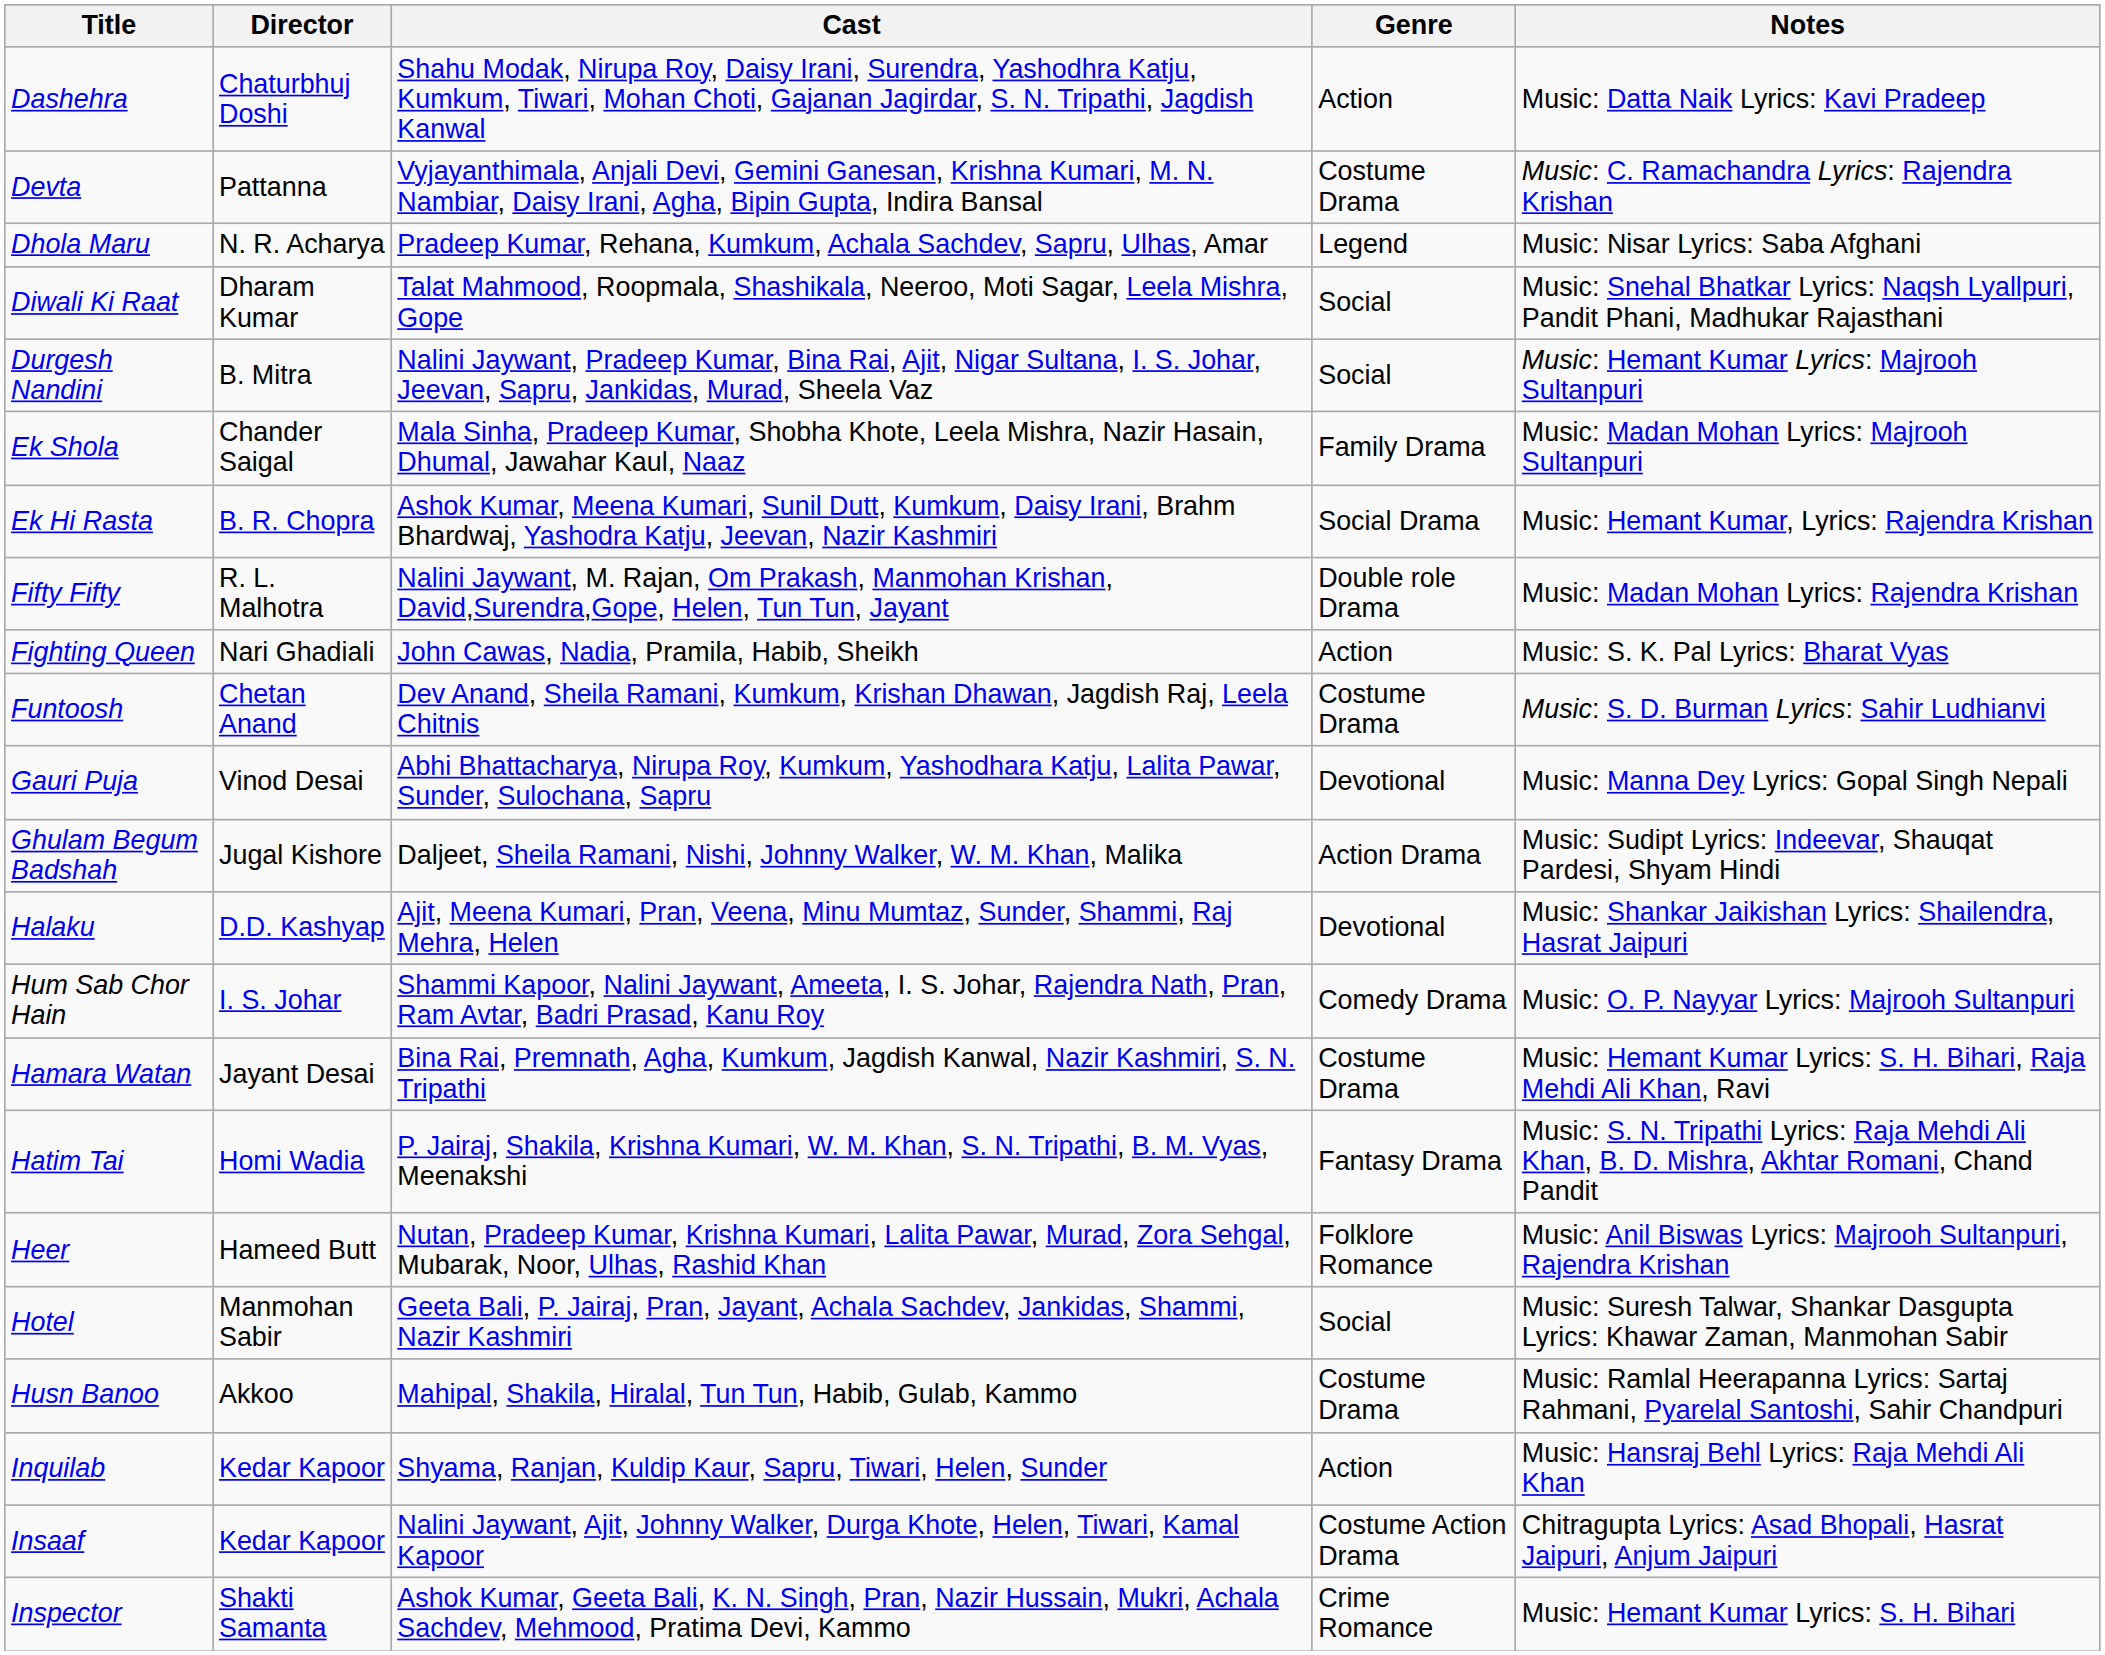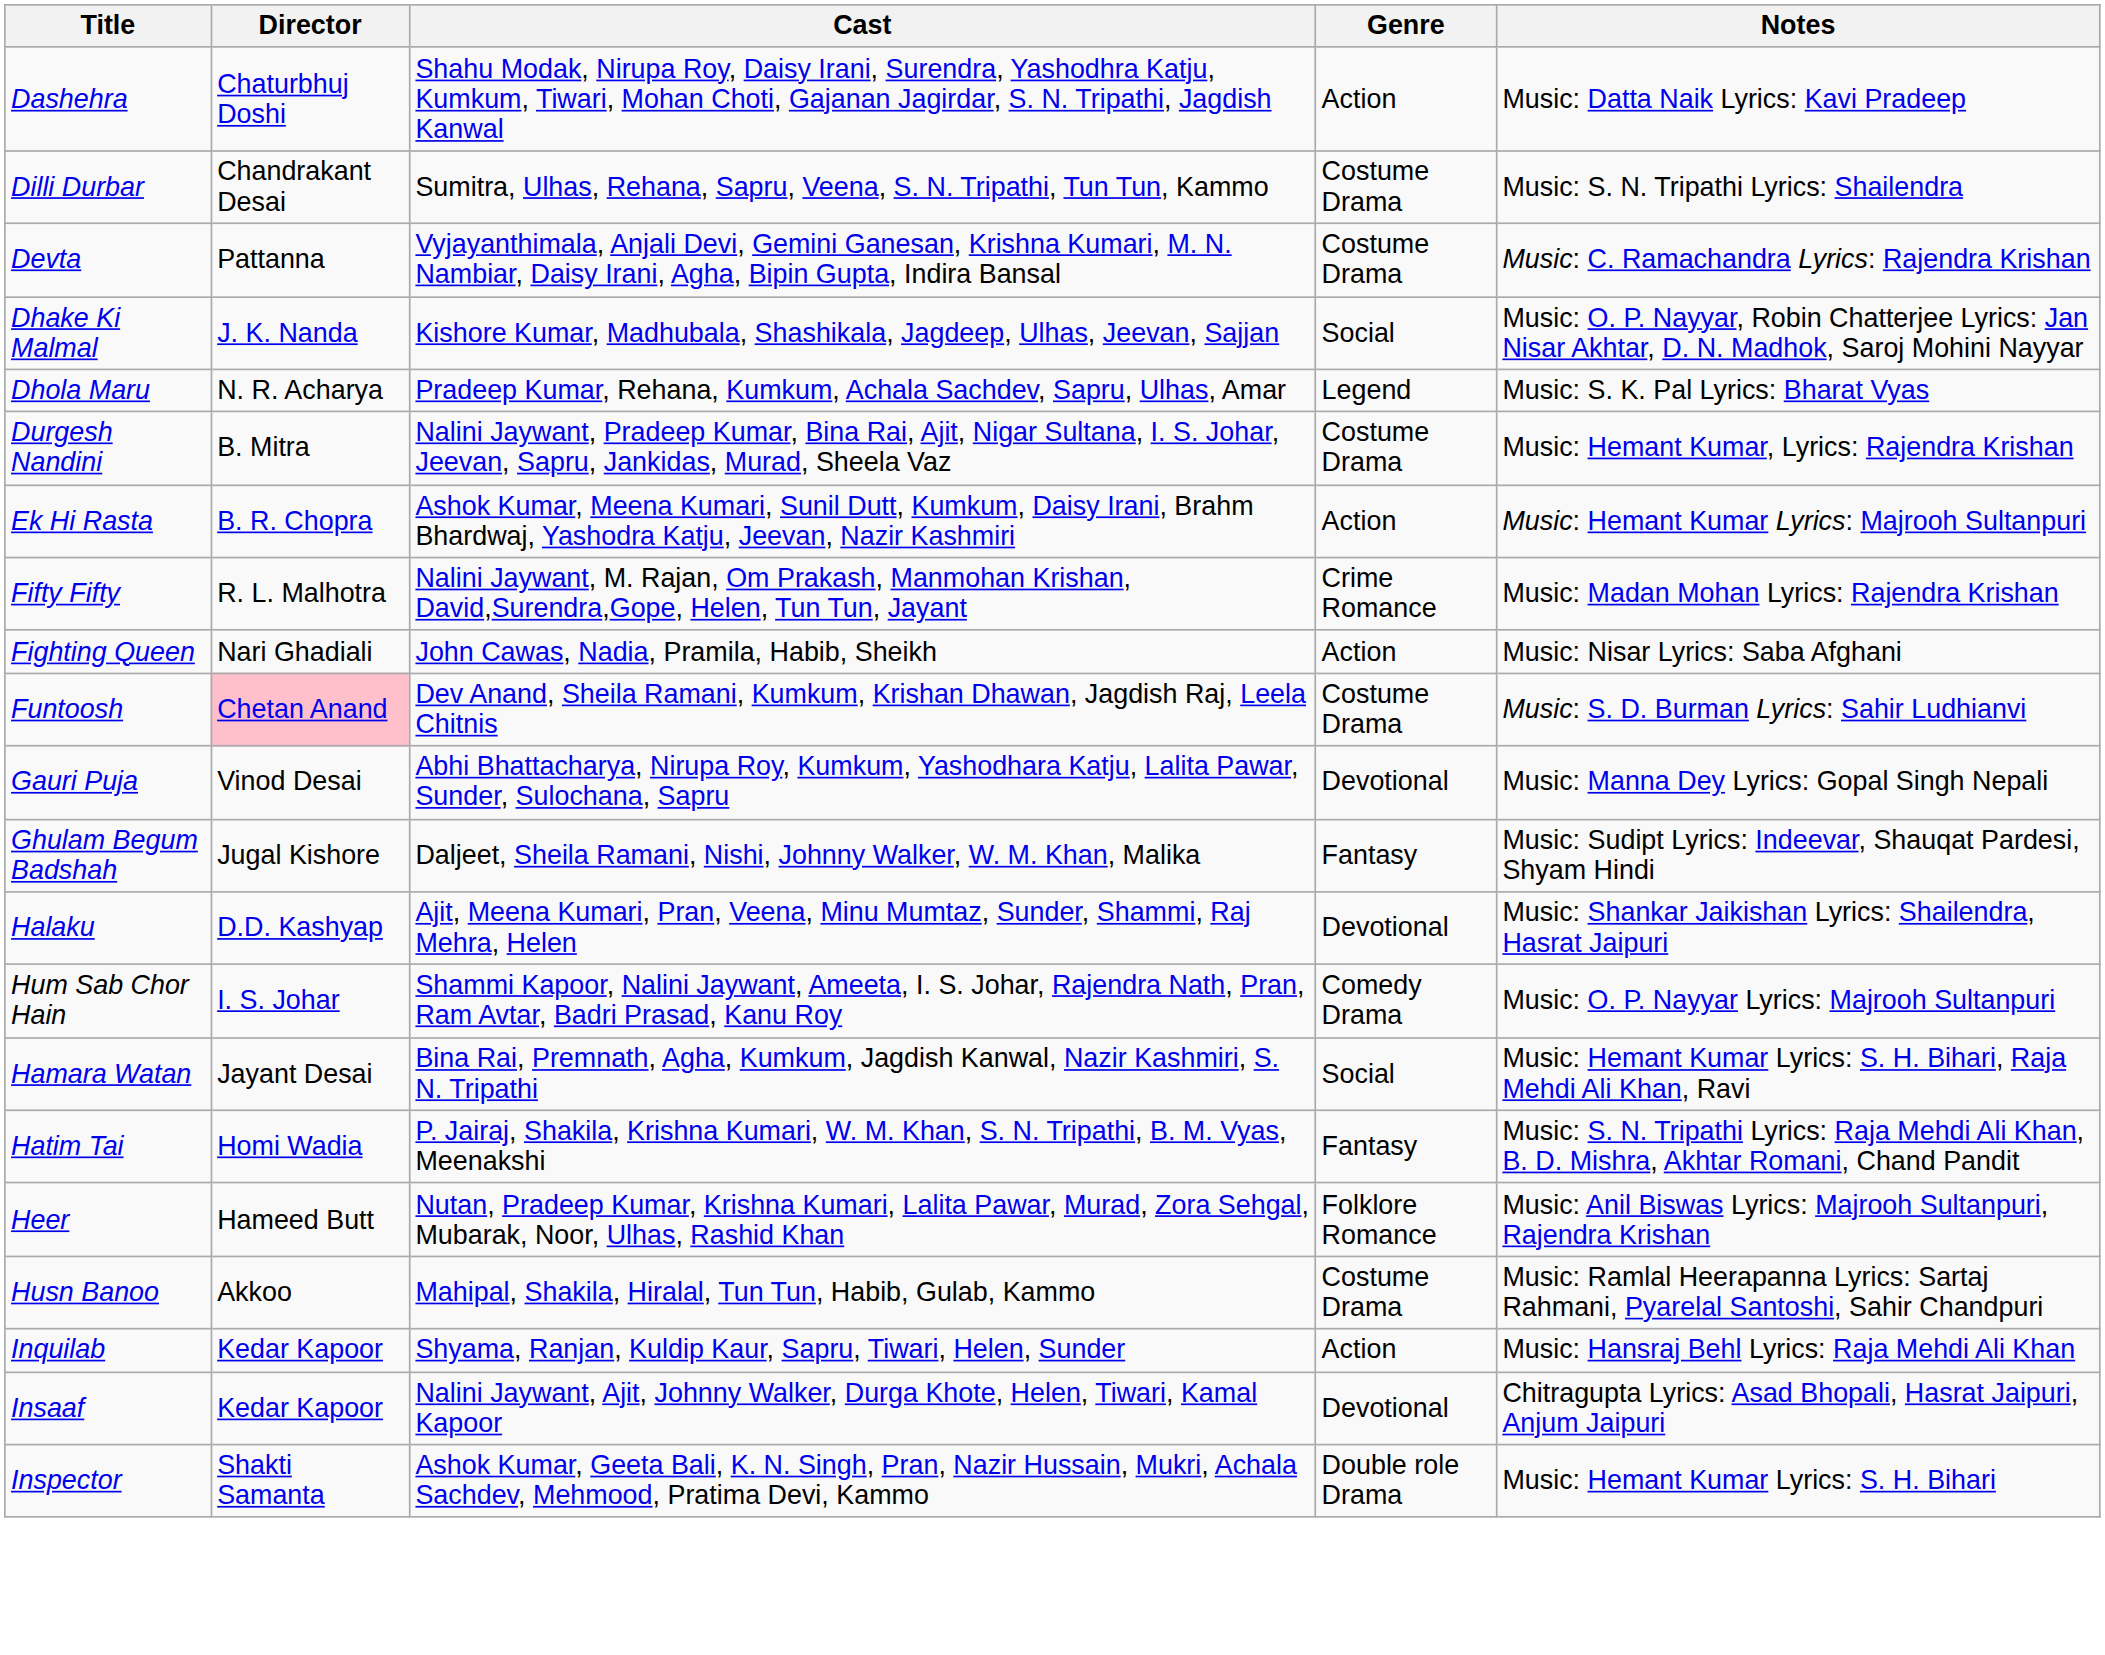+ row: (77, 186)
+ row: (66, 332)
(1722, 244) Music: Nisar Lyrics: Saba Afghani -> (1716, 390) Music: S. K. Pal Lyrics: Bharat Vyas
- row: (95, 302)
(1355, 375) Social -> (1375, 447) Costume Drama
(1749, 375) Music: Hemant Kumar Lyrics: Majrooh Sultanpuri -> (1788, 447) Music: Hemant Kumar, Lyrics: Rajendra Krishan
- row: (65, 447)
(1399, 520) Social Drama -> (1359, 520) Action
(1807, 520) Music: Hemant Kumar, Lyrics: Rajendra Krishan -> (1794, 520) Music: Hemant Kumar Lyrics: Majrooh Sultanpuri
(1387, 593) Double role Drama -> (1379, 593) Crime Romance
(1735, 651) Music: S. K. Pal Lyrics: Bharat Vyas -> (1702, 651) Music: Nisar Lyrics: Saba Afghani
(262, 709) no background -> (302, 709) pink background
(1400, 854) Action Drama -> (1369, 854) Fantasy
(1372, 1073) Costume Drama -> (1358, 1073) Social
(1410, 1161) Fantasy Drama -> (1369, 1146) Fantasy
- row: (42, 1322)
(1412, 1540) Costume Action Drama -> (1385, 1407) Devotional
(1376, 1613) Crime Romance -> (1390, 1480) Double role Drama
